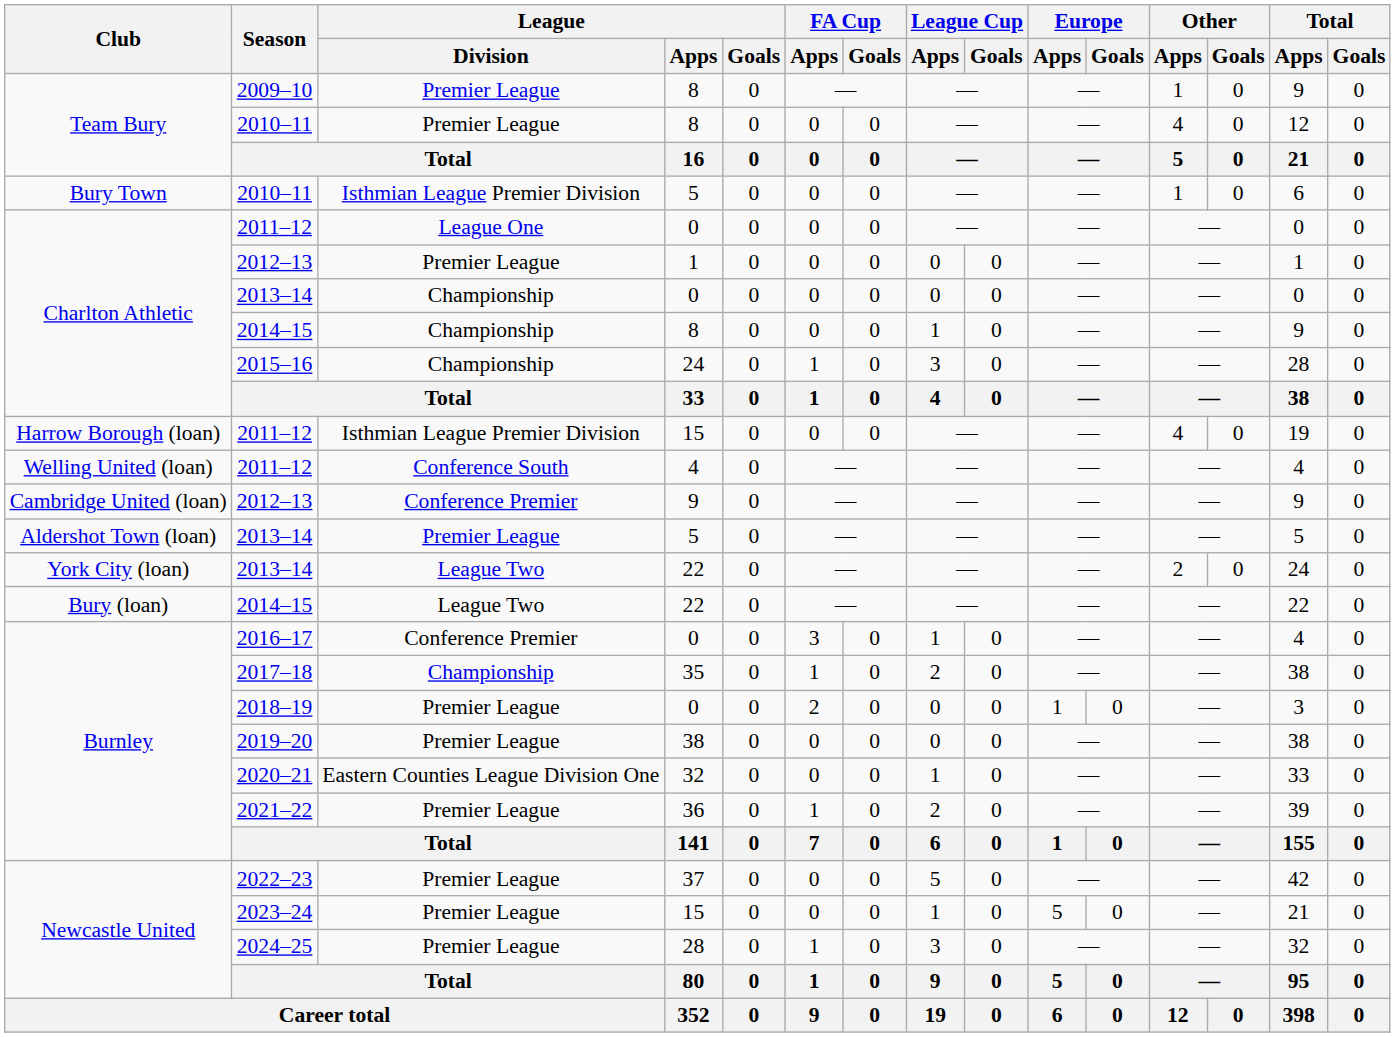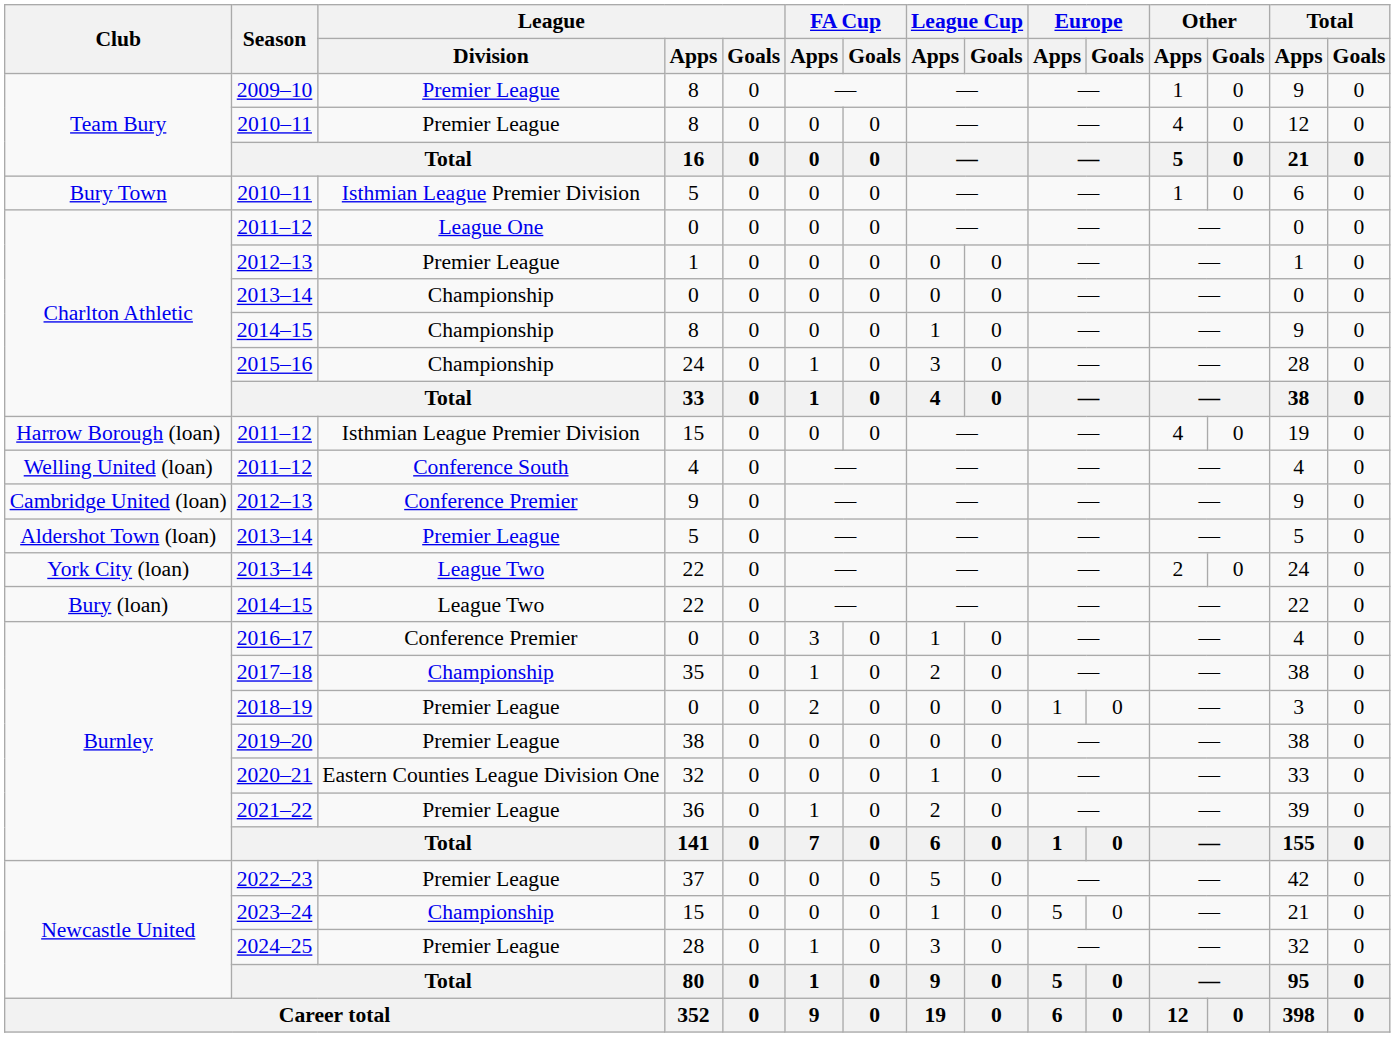(491, 912) Premier League -> (491, 912) Championship
